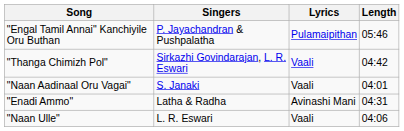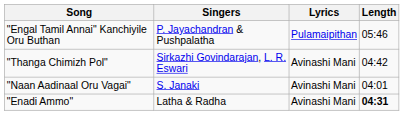(302, 63) Vaali -> (323, 63) Avinashi Mani
(302, 85) Vaali -> (323, 85) Avinashi Mani
(375, 102) normal -> (375, 102) bold
- row: (33, 118)
